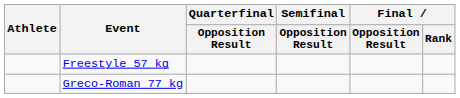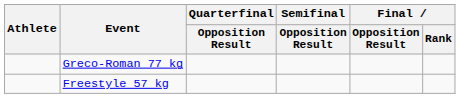rows swapped: (116, 64) <-> (123, 84)
